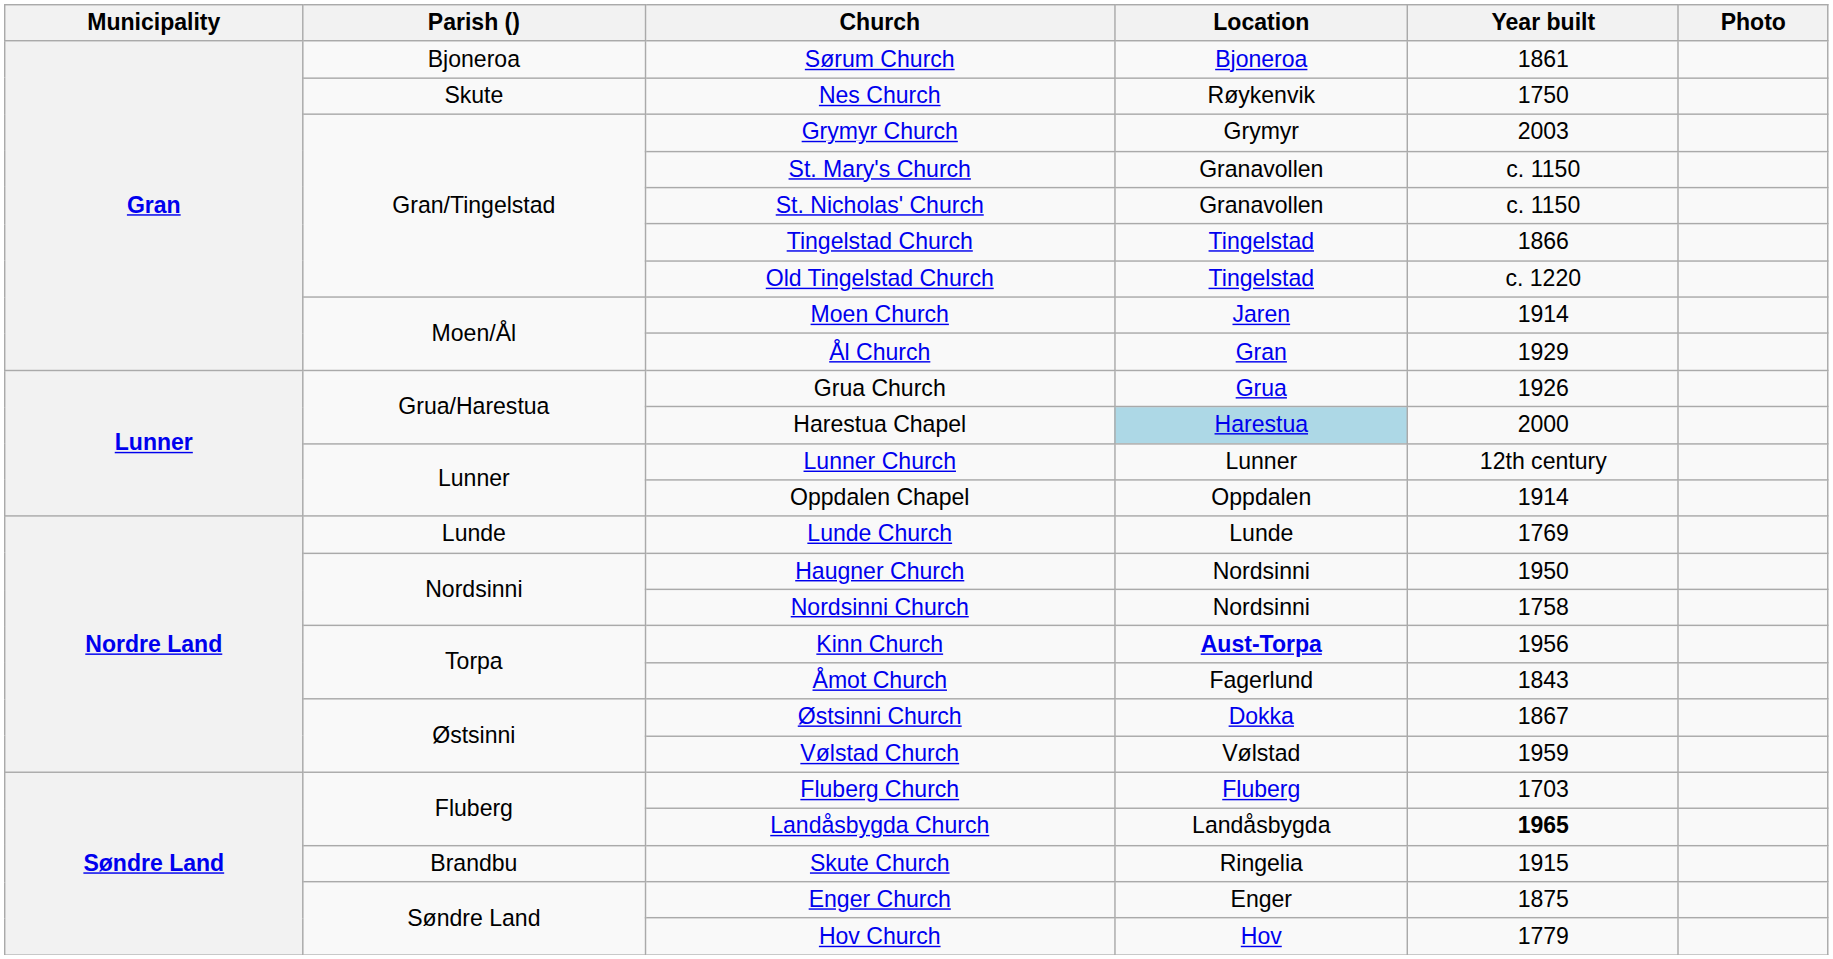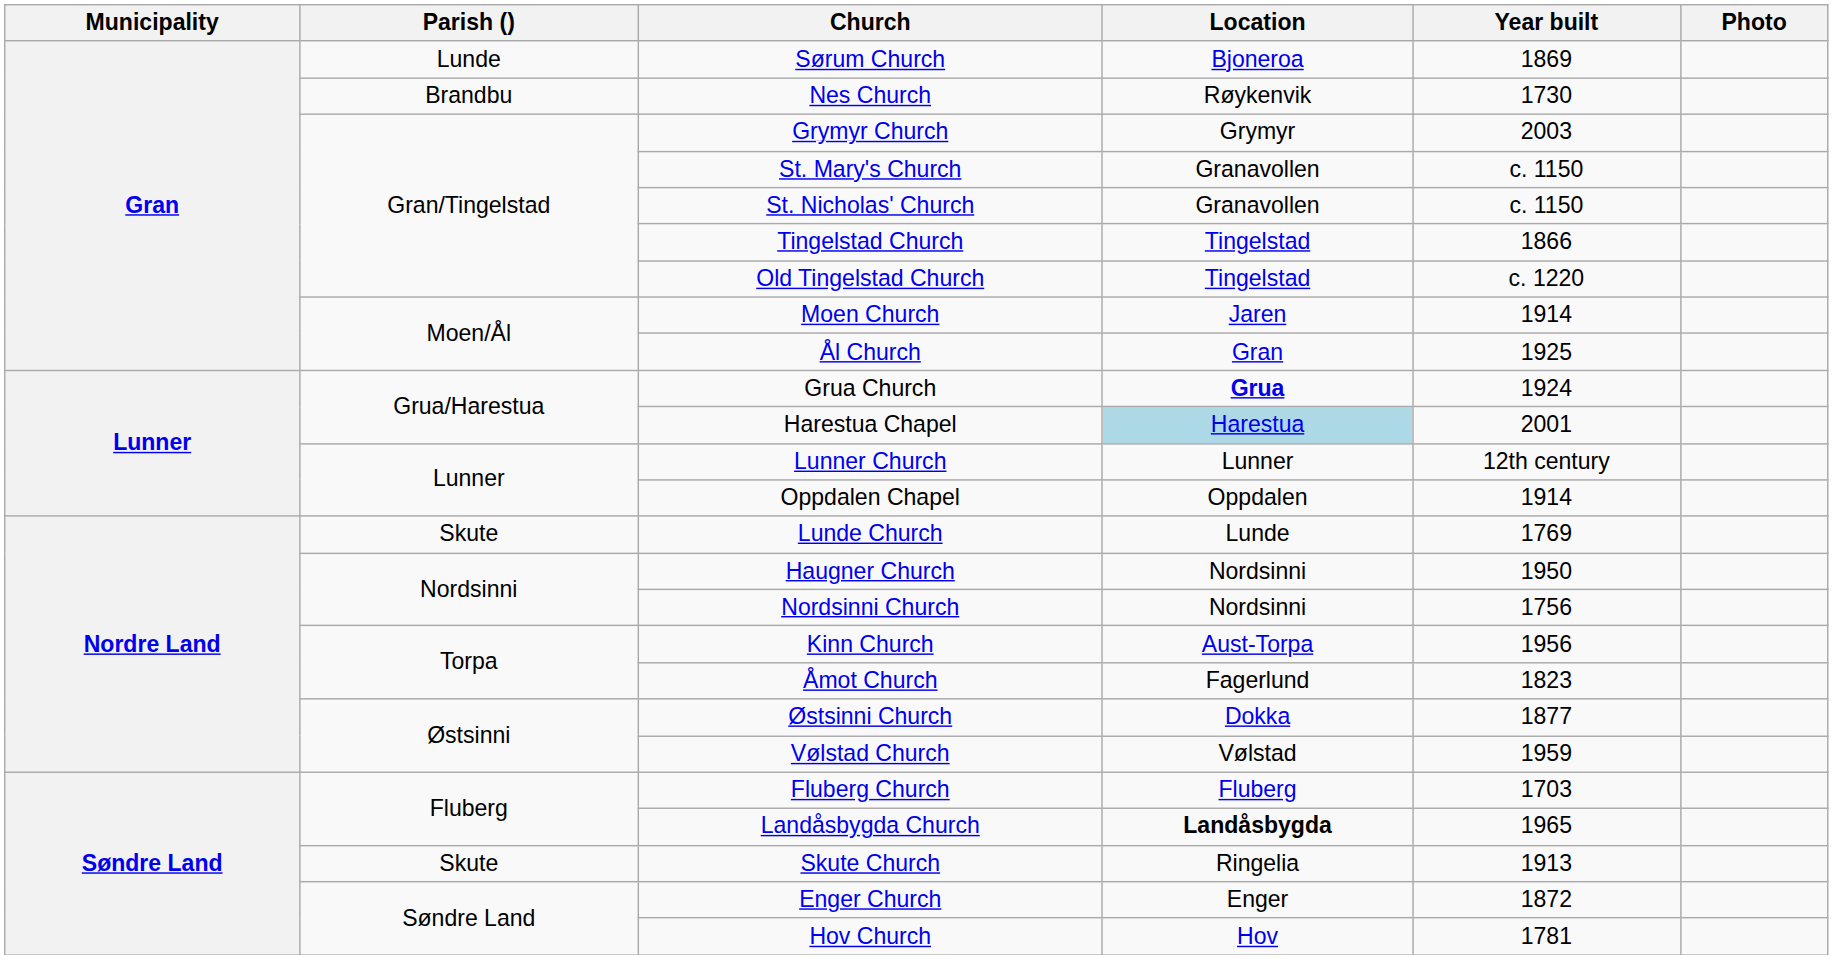(474, 59) Bjoneroa -> (469, 59) Lunde
(1543, 59) 1861 -> (1546, 59) 1869
(474, 95) Skute -> (469, 95) Brandbu
(1543, 95) 1750 -> (1546, 95) 1730
(1543, 351) 1929 -> (1546, 351) 1925
(1261, 388) normal -> (1258, 388) bold
(1543, 388) 1926 -> (1546, 388) 1924
(1543, 424) 2000 -> (1546, 424) 2001
(474, 534) Lunde -> (469, 534) Skute
(1543, 607) 1758 -> (1546, 607) 1756
(1261, 643) bold -> (1258, 643) normal
(1543, 680) 1843 -> (1546, 680) 1823
(1543, 717) 1867 -> (1546, 717) 1877
(1261, 826) normal -> (1258, 826) bold
(1543, 826) bold -> (1546, 826) normal
(474, 863) Brandbu -> (469, 863) Skute
(1543, 863) 1915 -> (1546, 863) 1913
(1543, 899) 1875 -> (1546, 899) 1872
(1543, 936) 1779 -> (1546, 936) 1781
